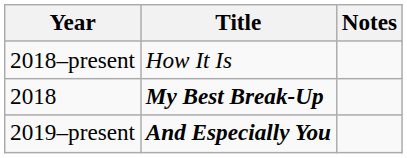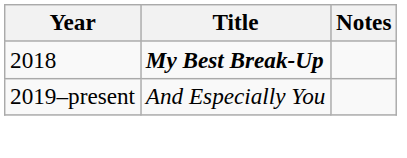- row: (73, 59)
(238, 133) bold -> (236, 96) normal
